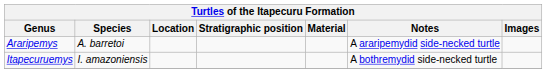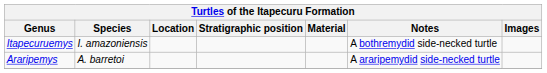rows swapped: (32, 44) <-> (40, 60)
